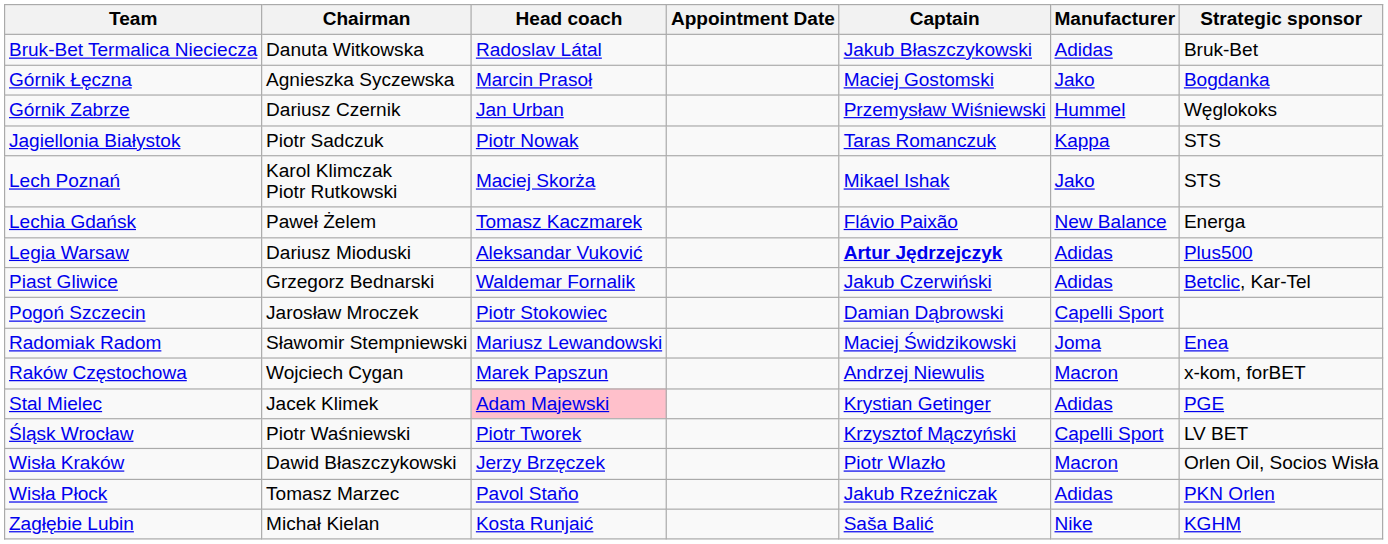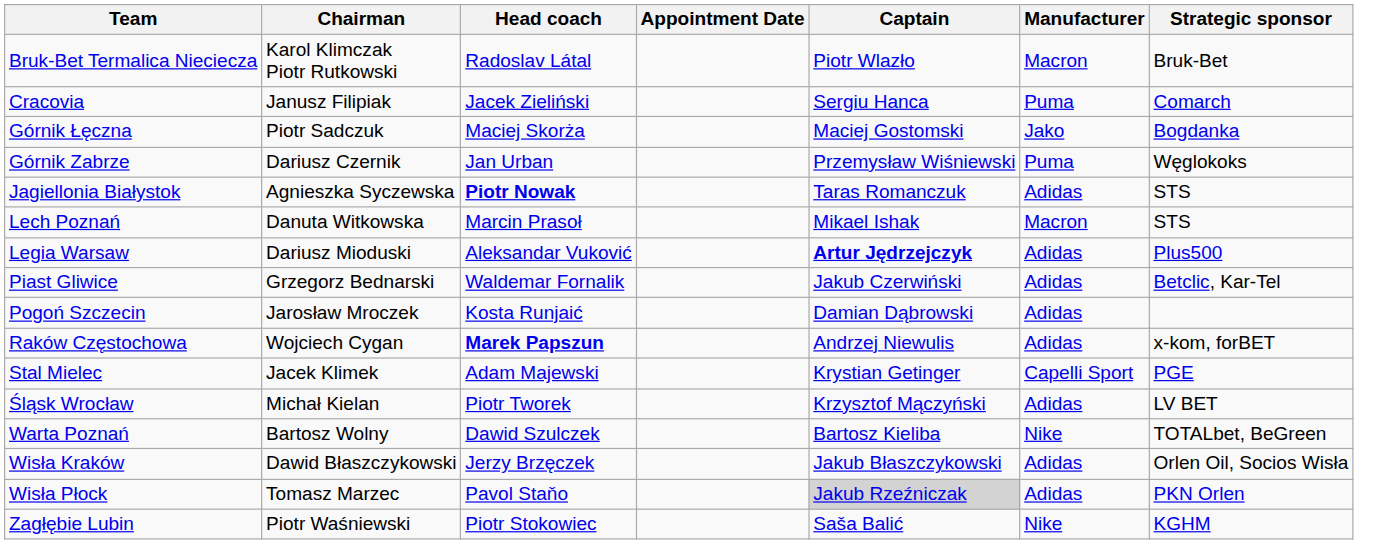(345, 49) Danuta Witkowska -> (332, 60) Karol Klimczak Piotr Rutkowski
(938, 49) Jakub Błaszczykowski -> (864, 60) Piotr Wlazło
(1084, 49) Adidas -> (1056, 60) Macron
+ row: (47, 101)
(360, 79) Agnieszka Syczewska -> (325, 131) Piotr Sadczuk
(534, 79) Marcin Prasoł -> (525, 131) Maciej Skorża
(1090, 110) Hummel -> (1049, 161) Puma
(325, 140) Piotr Sadczuk -> (360, 191) Agnieszka Syczewska
(527, 140) normal -> (520, 191) bold
(1082, 140) Kappa -> (1053, 191) Adidas
(332, 181) Karol Klimczak Piotr Rutkowski -> (345, 222) Danuta Witkowska
(536, 181) Maciej Skorża -> (524, 222) Marcin Prasoł
(1075, 181) Jako -> (1056, 222) Macron
- row: (72, 222)
(541, 312) Piotr Stokowiec -> (524, 312) Kosta Runjaić
(1109, 312) Capelli Sport -> (1053, 312) Adidas
- row: (85, 342)
(542, 373) normal -> (535, 342) bold
(1086, 373) Macron -> (1053, 342) Adidas
(543, 403) pink background -> (532, 373) no background
(1084, 403) Adidas -> (1079, 373) Capelli Sport
(338, 433) Piotr Waśniewski -> (323, 403) Michał Kielan
(1109, 433) Capelli Sport -> (1053, 403) Adidas
+ row: (69, 433)
(894, 463) Piotr Wlazło -> (908, 463) Jakub Błaszczykowski
(1086, 463) Macron -> (1053, 463) Adidas
(920, 493) no background -> (890, 493) lightgrey background
(323, 524) Michał Kielan -> (338, 524) Piotr Waśniewski
(535, 524) Kosta Runjaić -> (531, 524) Piotr Stokowiec
